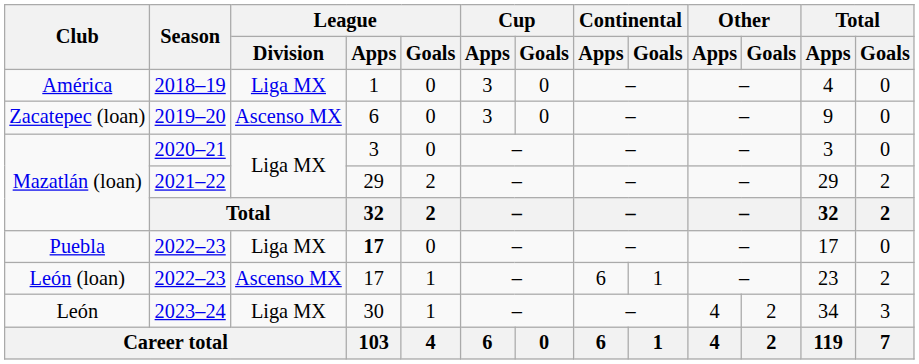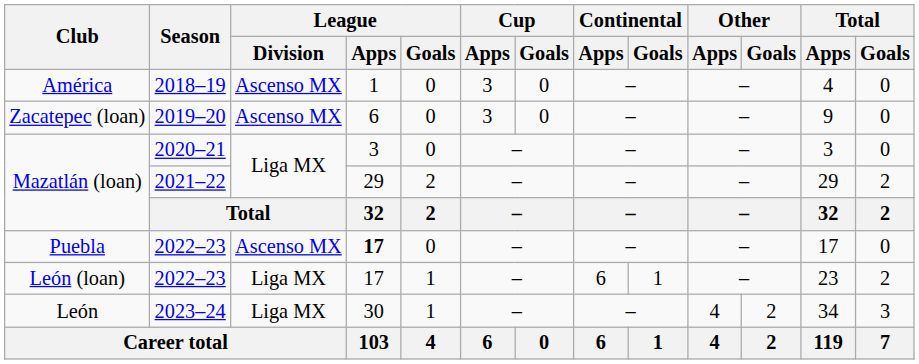(288, 85) Liga MX -> (288, 85) Ascenso MX
(288, 246) Liga MX -> (288, 246) Ascenso MX
(288, 278) Ascenso MX -> (288, 278) Liga MX
